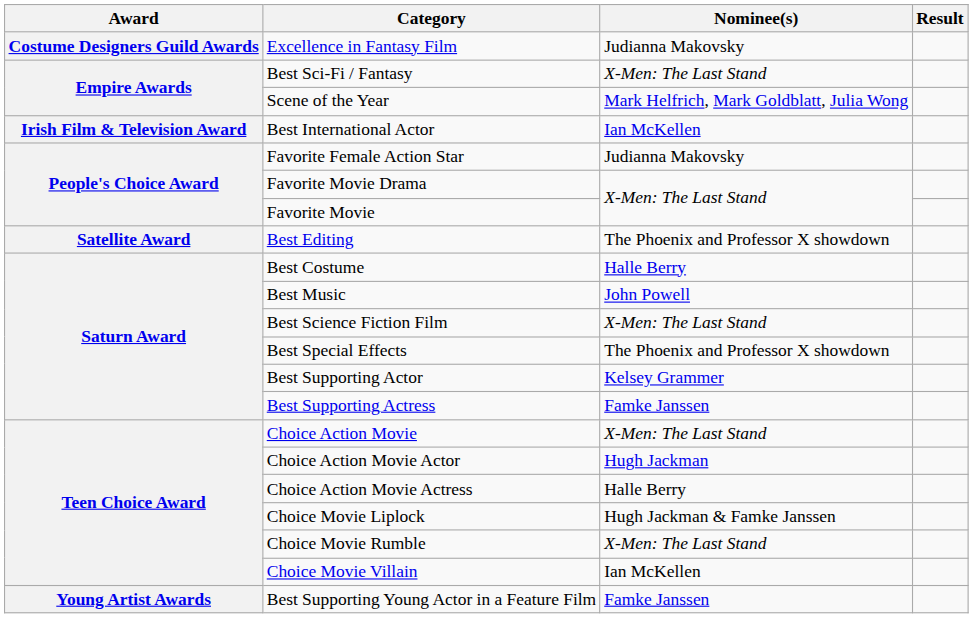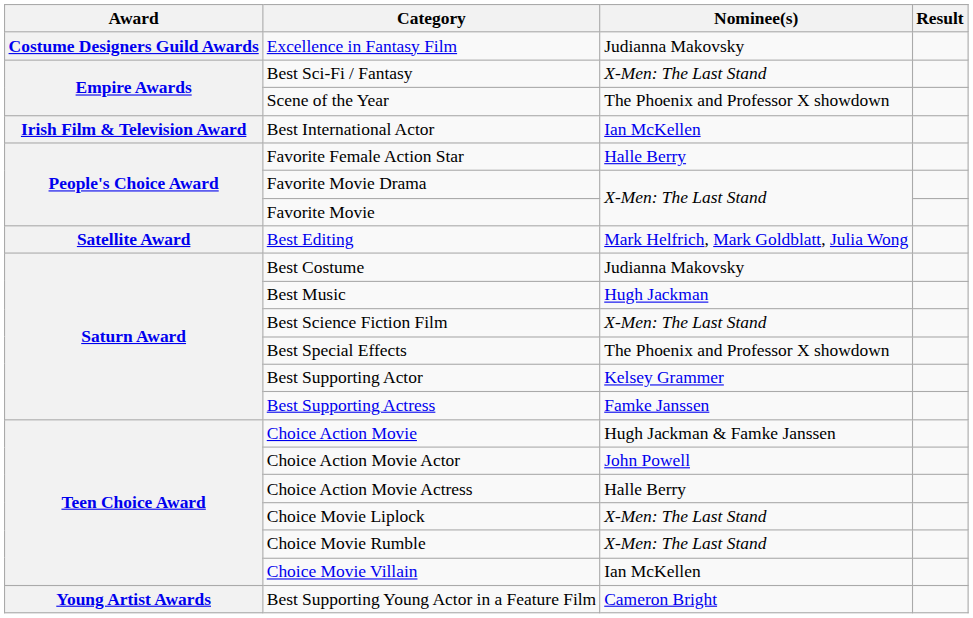(756, 101) Mark Helfrich, Mark Goldblatt, Julia Wong -> (747, 101) The Phoenix and Professor X showdown
(674, 156) Judianna Makovsky -> (645, 156) Halle Berry
(747, 239) The Phoenix and Professor X showdown -> (756, 239) Mark Helfrich, Mark Goldblatt, Julia Wong
(645, 267) Halle Berry -> (674, 267) Judianna Makovsky
(647, 294) John Powell -> (656, 294) Hugh Jackman
(685, 433) X-Men: The Last Stand -> (720, 433) Hugh Jackman & Famke Janssen
(656, 460) Hugh Jackman -> (647, 460) John Powell
(720, 516) Hugh Jackman & Famke Janssen -> (685, 516) X-Men: The Last Stand
(657, 599) Famke Janssen -> (661, 599) Cameron Bright
